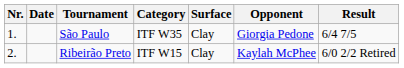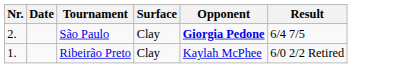- column: (161, 14)
(12, 33) 1. -> (12, 33) 2.
(275, 33) normal -> (224, 33) bold
(12, 53) 2. -> (12, 53) 1.
